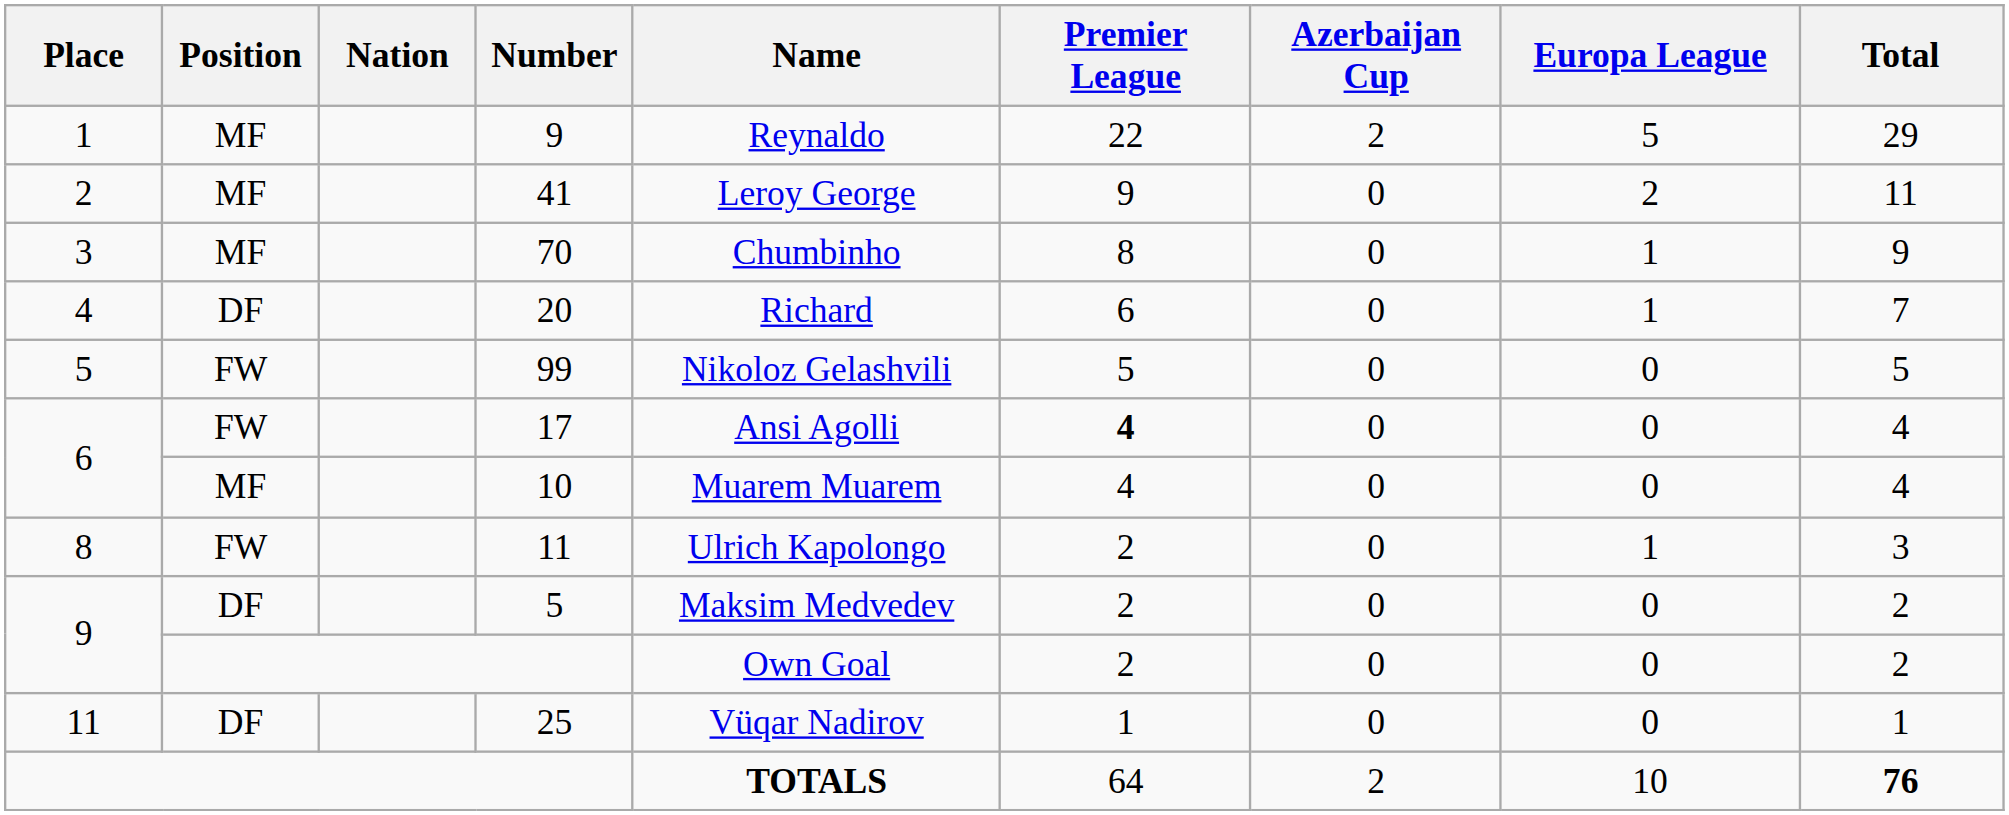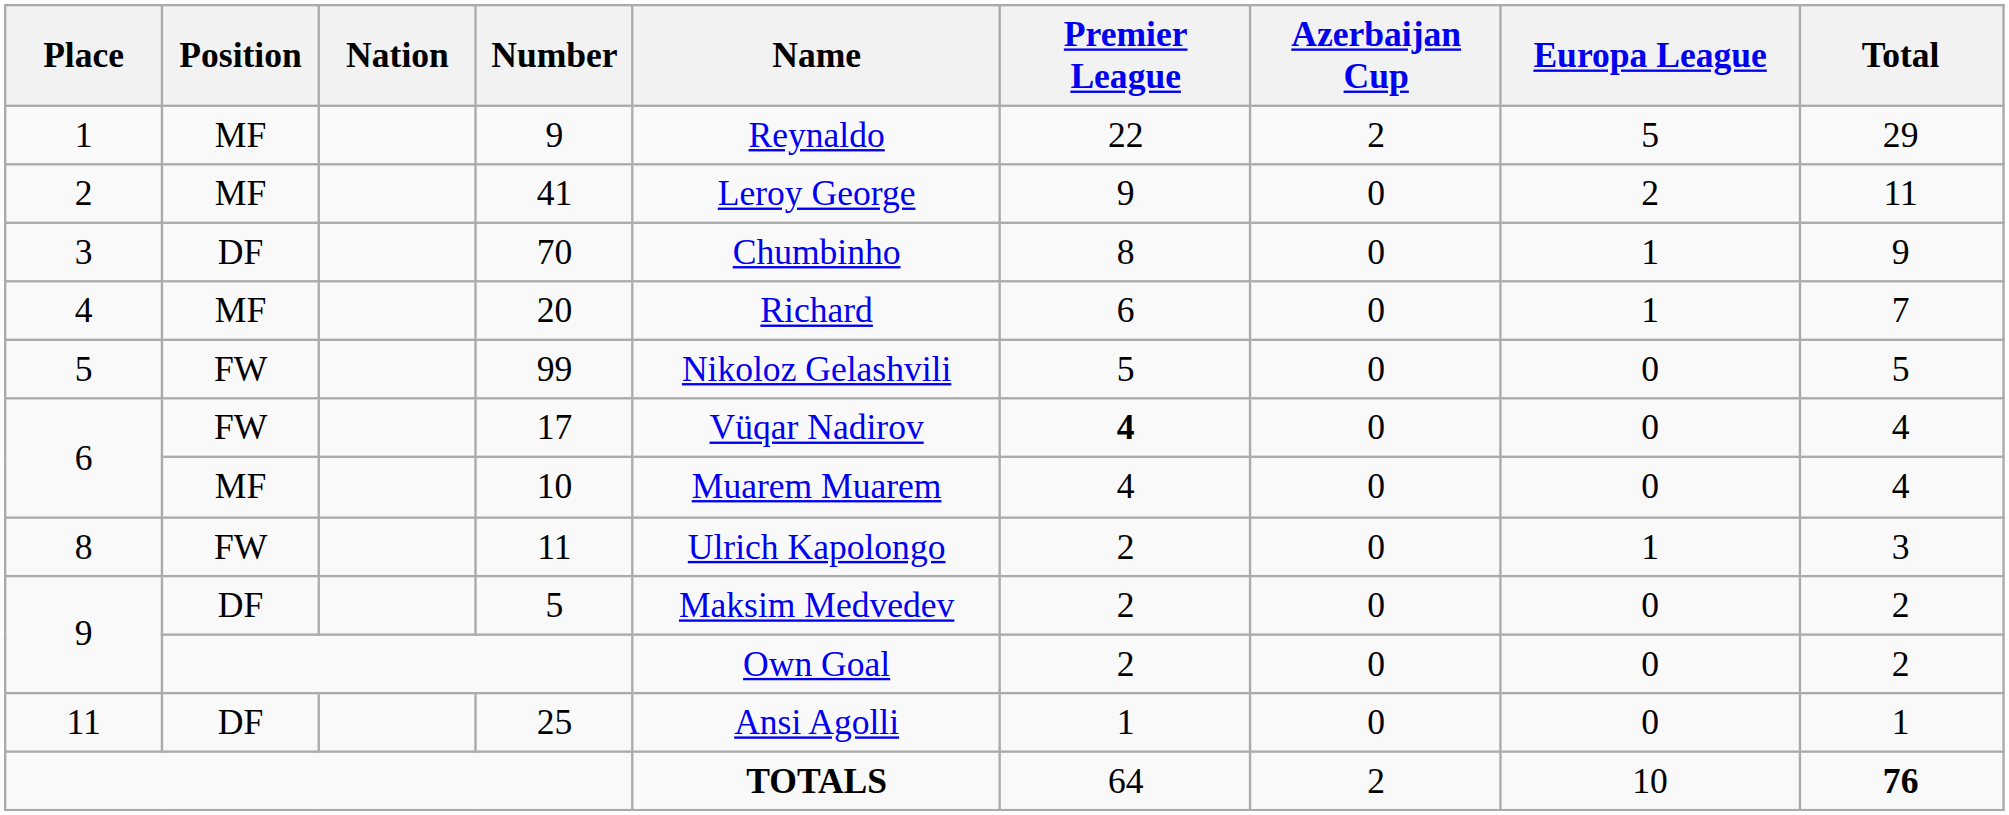(241, 252) MF -> (241, 252) DF
(241, 310) DF -> (241, 310) MF
(817, 428) Ansi Agolli -> (817, 428) Vüqar Nadirov
(817, 721) Vüqar Nadirov -> (817, 721) Ansi Agolli
